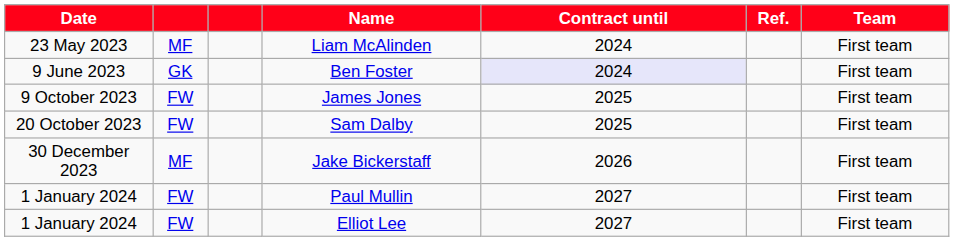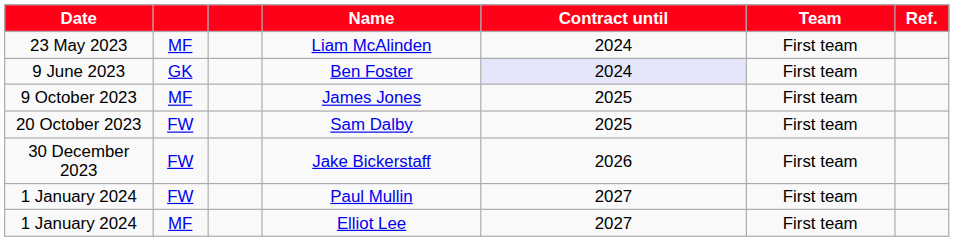columns swapped: (875, 18) <-> (773, 18)
(180, 98) FW -> (180, 98) MF
(180, 161) MF -> (180, 161) FW
(180, 223) FW -> (180, 223) MF
